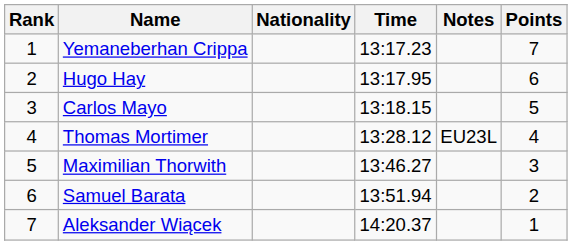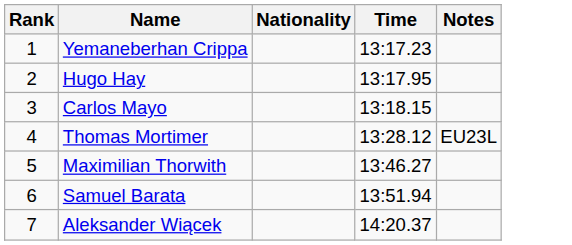- column: (534, 19)
